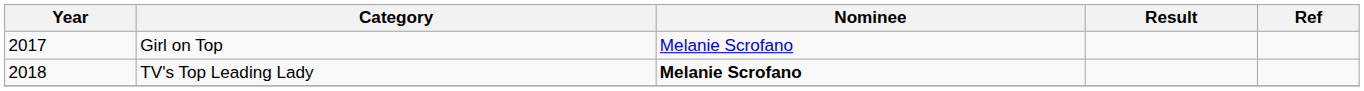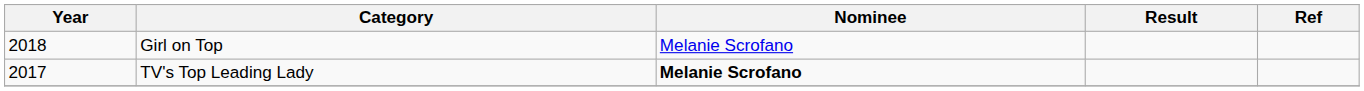(28, 45) 2017 -> (28, 45) 2018
(28, 72) 2018 -> (28, 72) 2017
